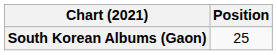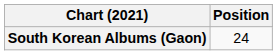(241, 38) 25 -> (241, 38) 24
